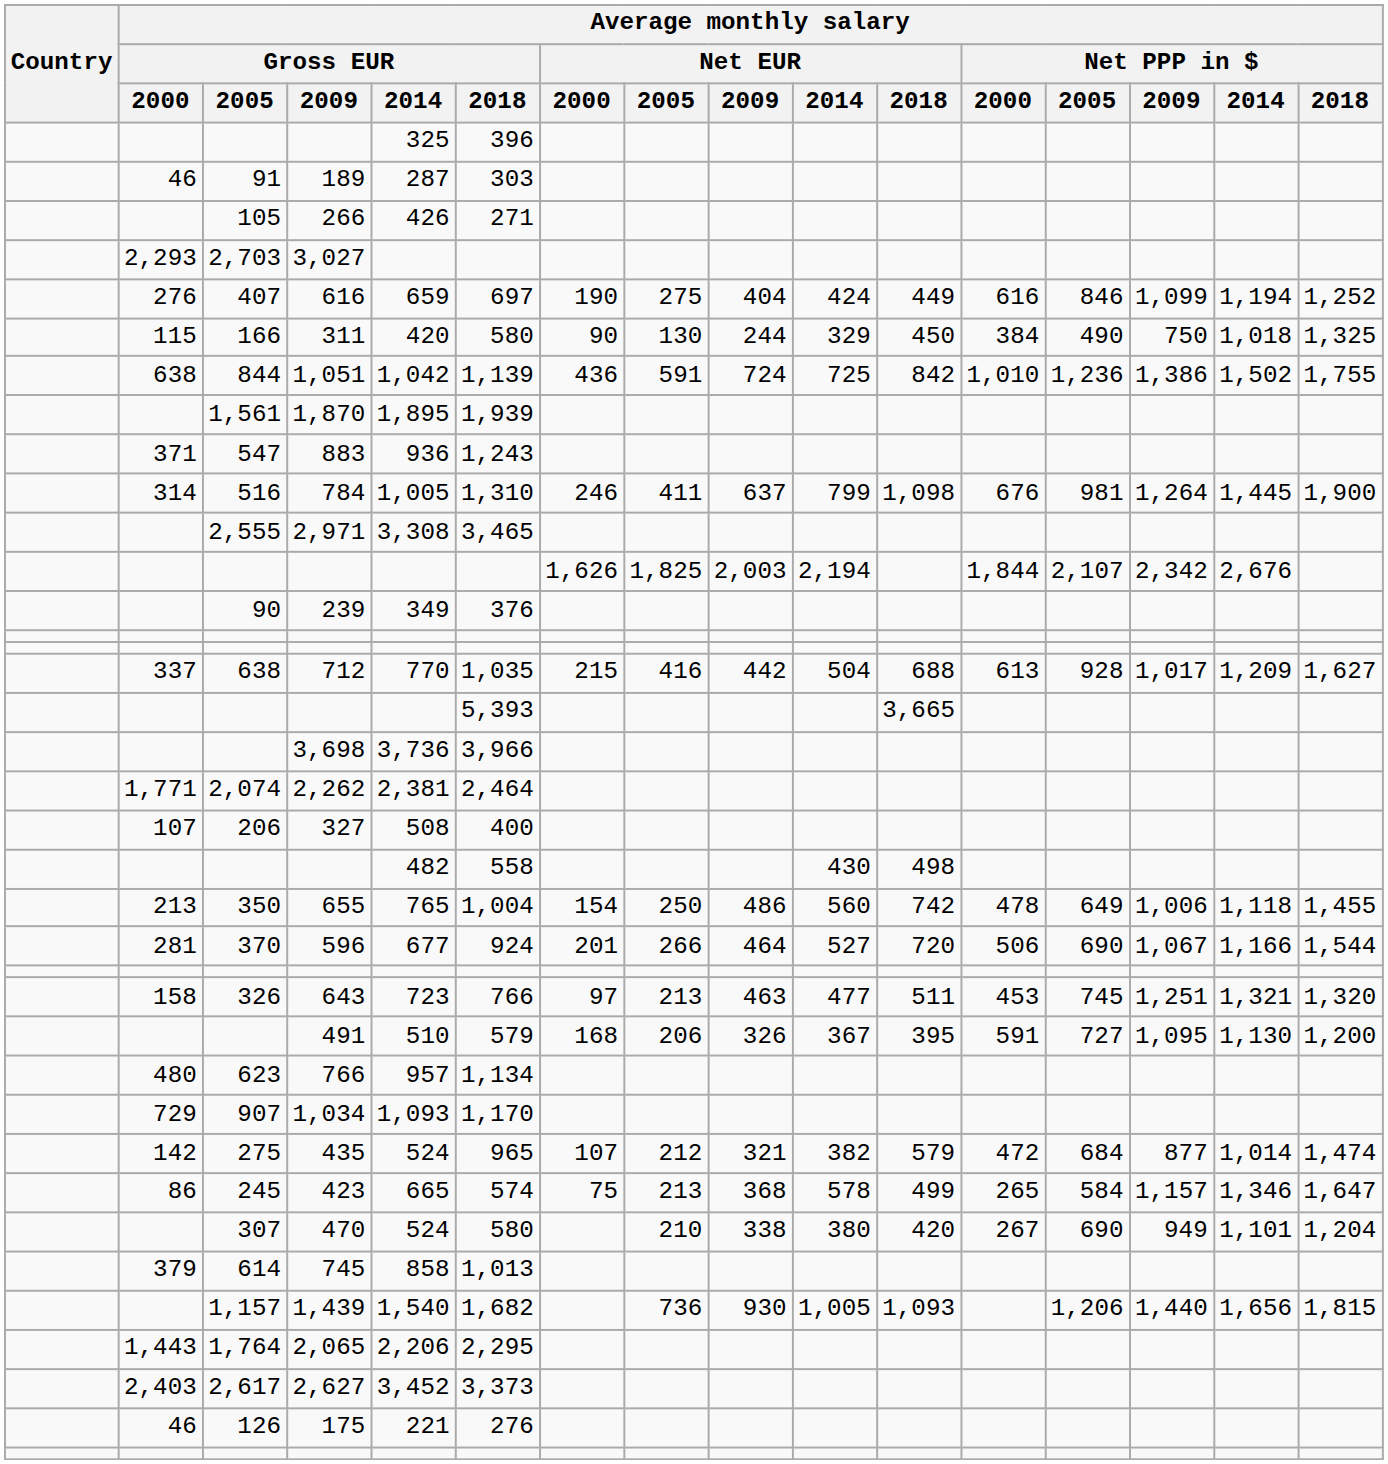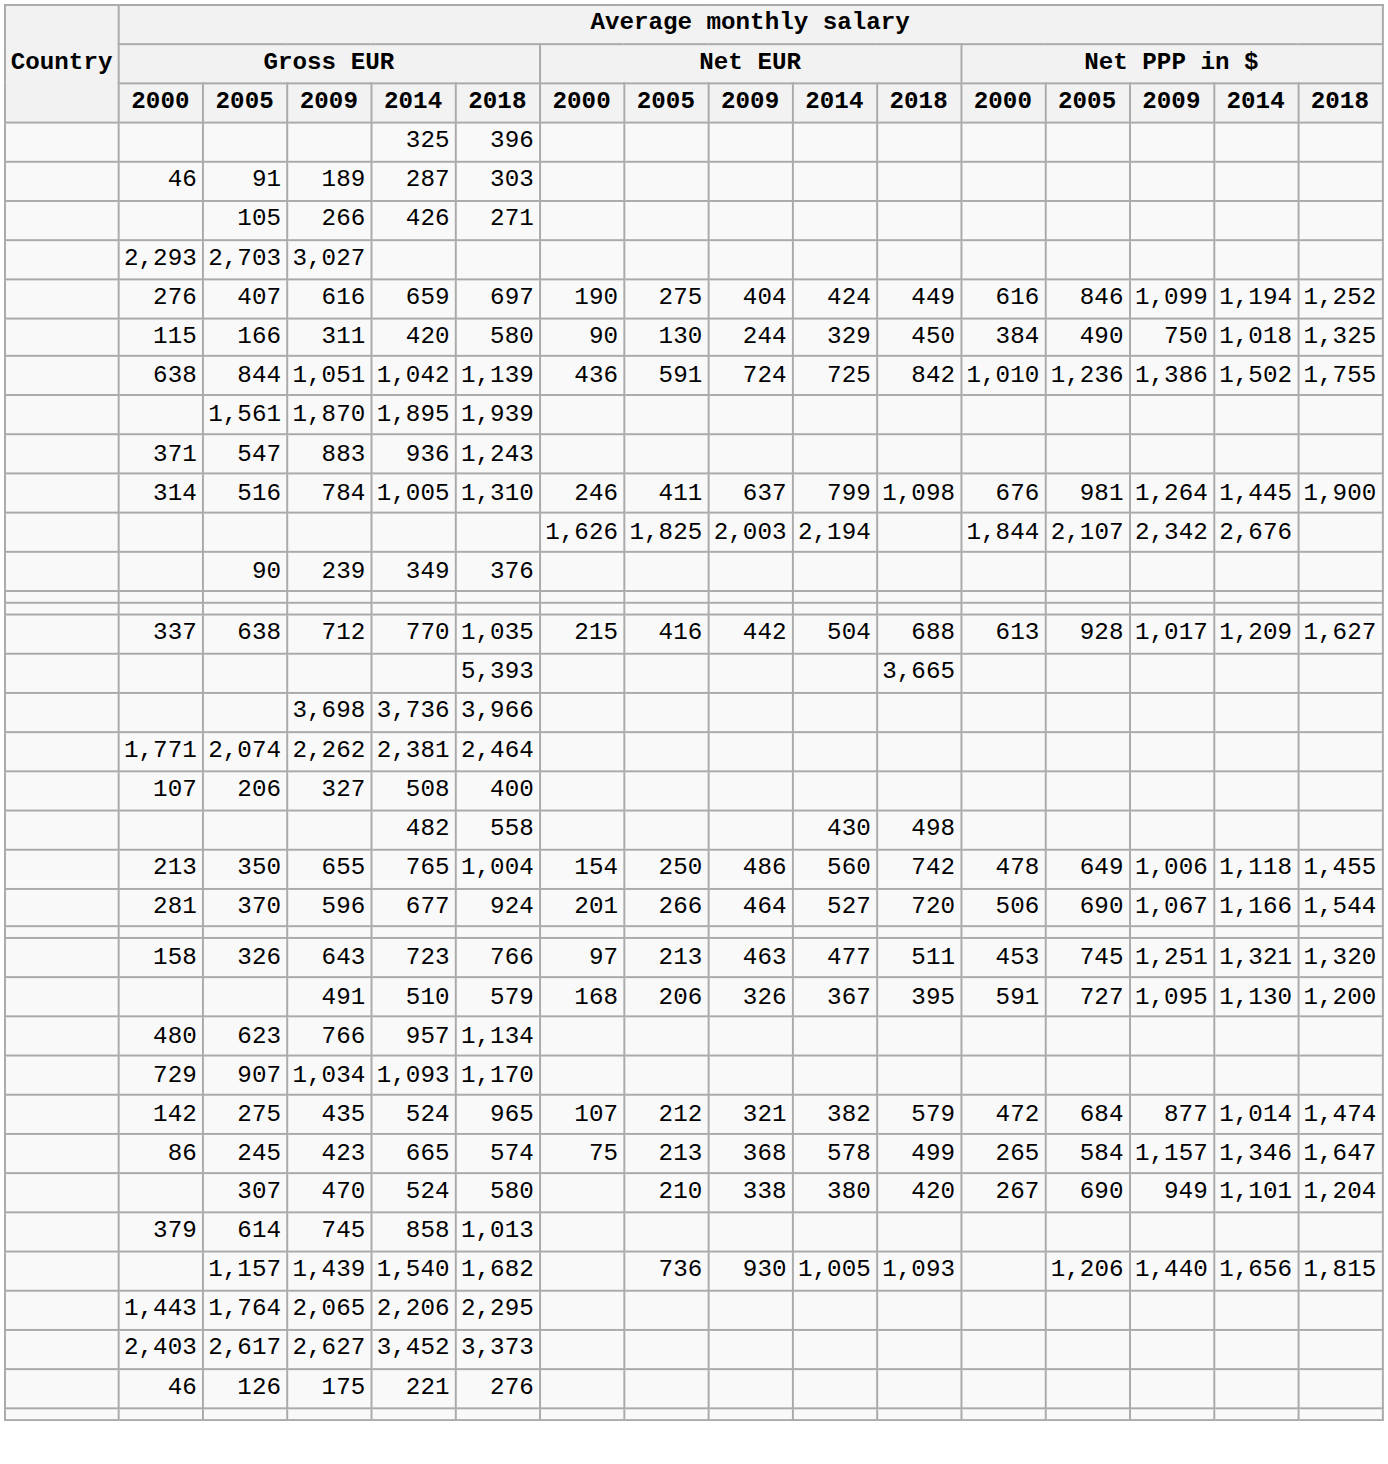- row: (245, 533)
